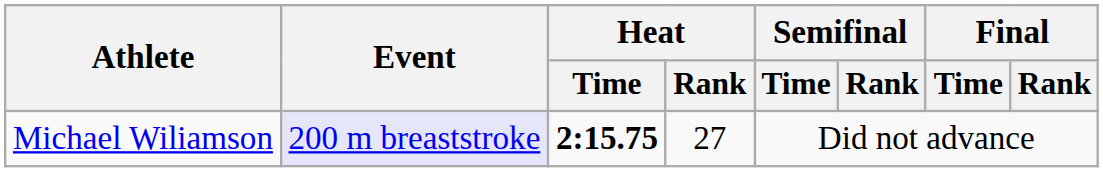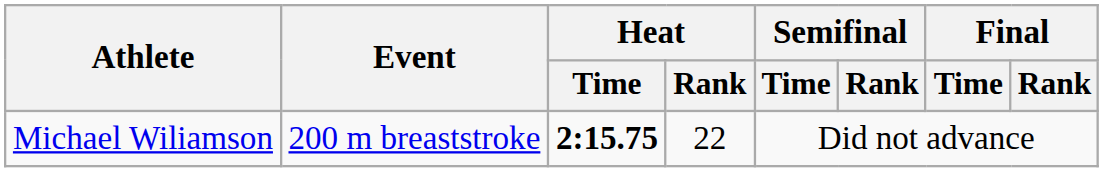(414, 138) lavender background -> (414, 138) no background
(710, 138) 27 -> (710, 138) 22
